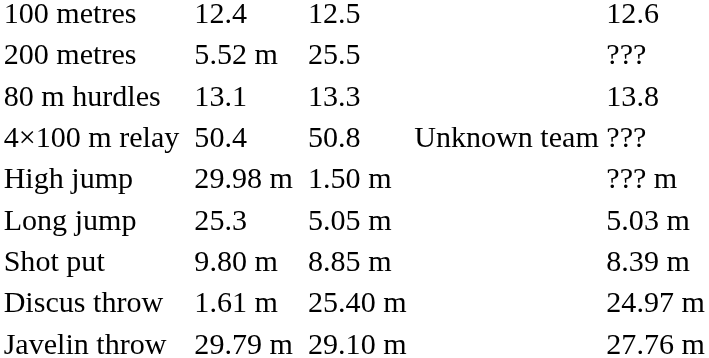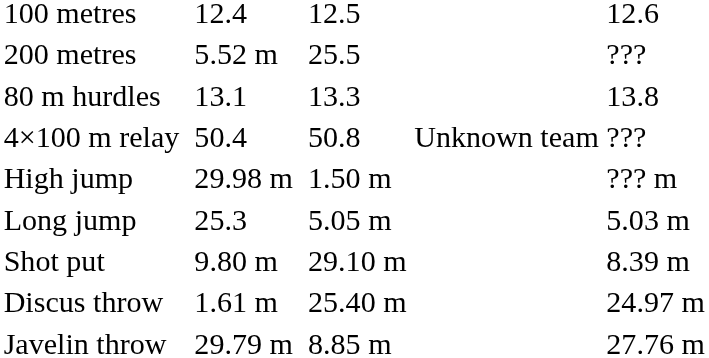(350, 261) 8.85 m -> (357, 261) 29.10 m
(357, 344) 29.10 m -> (350, 344) 8.85 m
